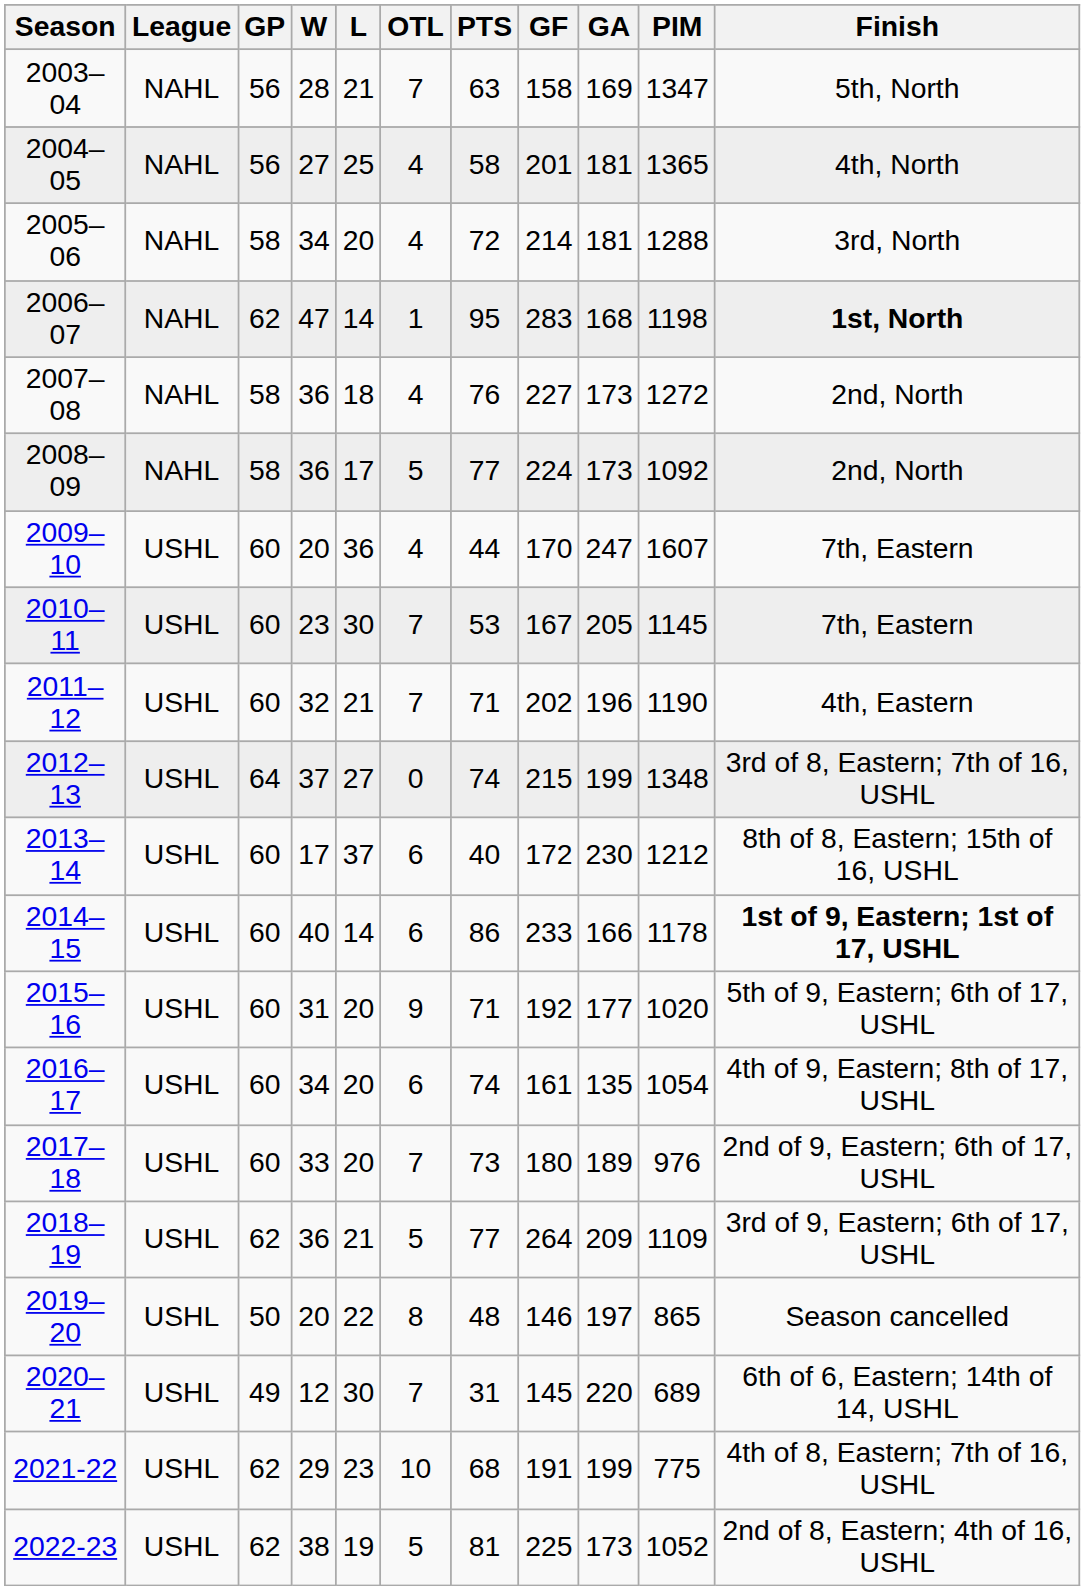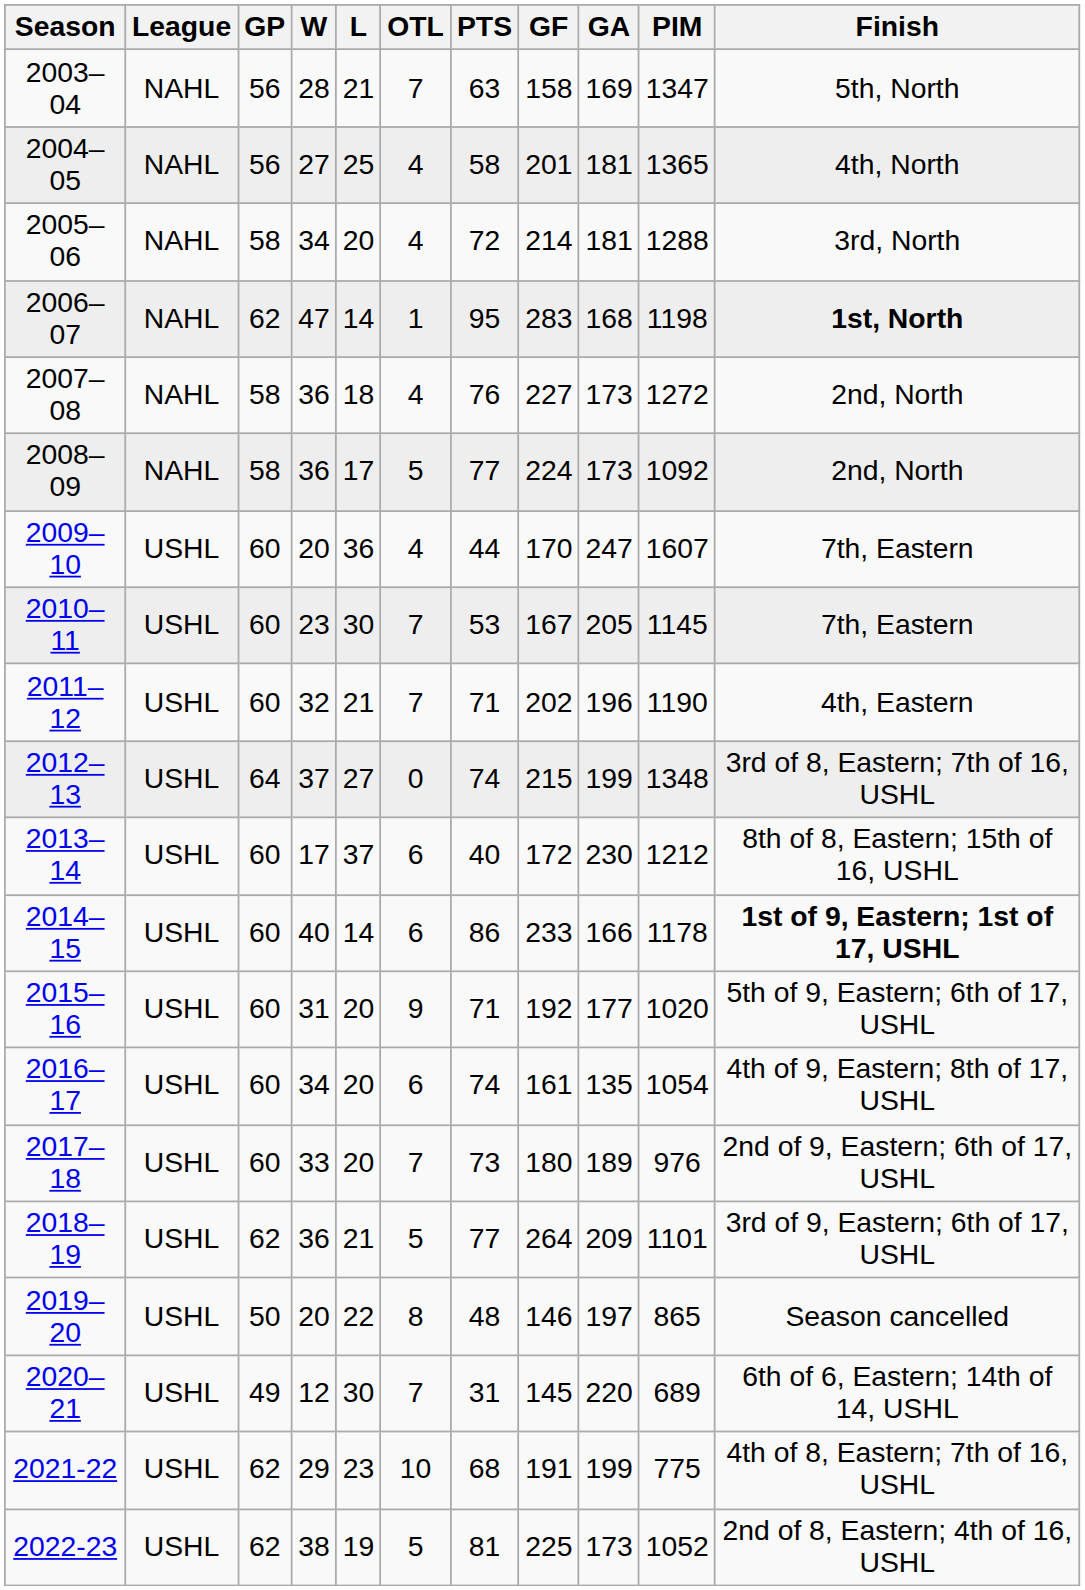(677, 1239) 1109 -> (677, 1239) 1101
